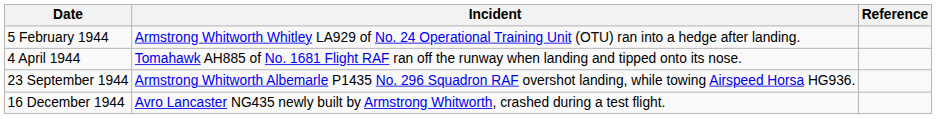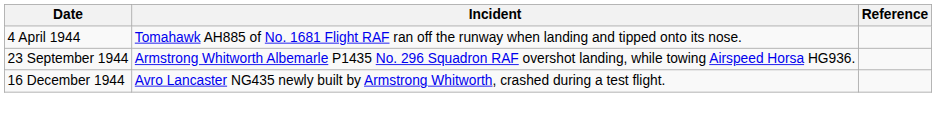- row: (58, 37)
